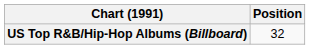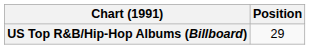(278, 34) 32 -> (278, 34) 29
